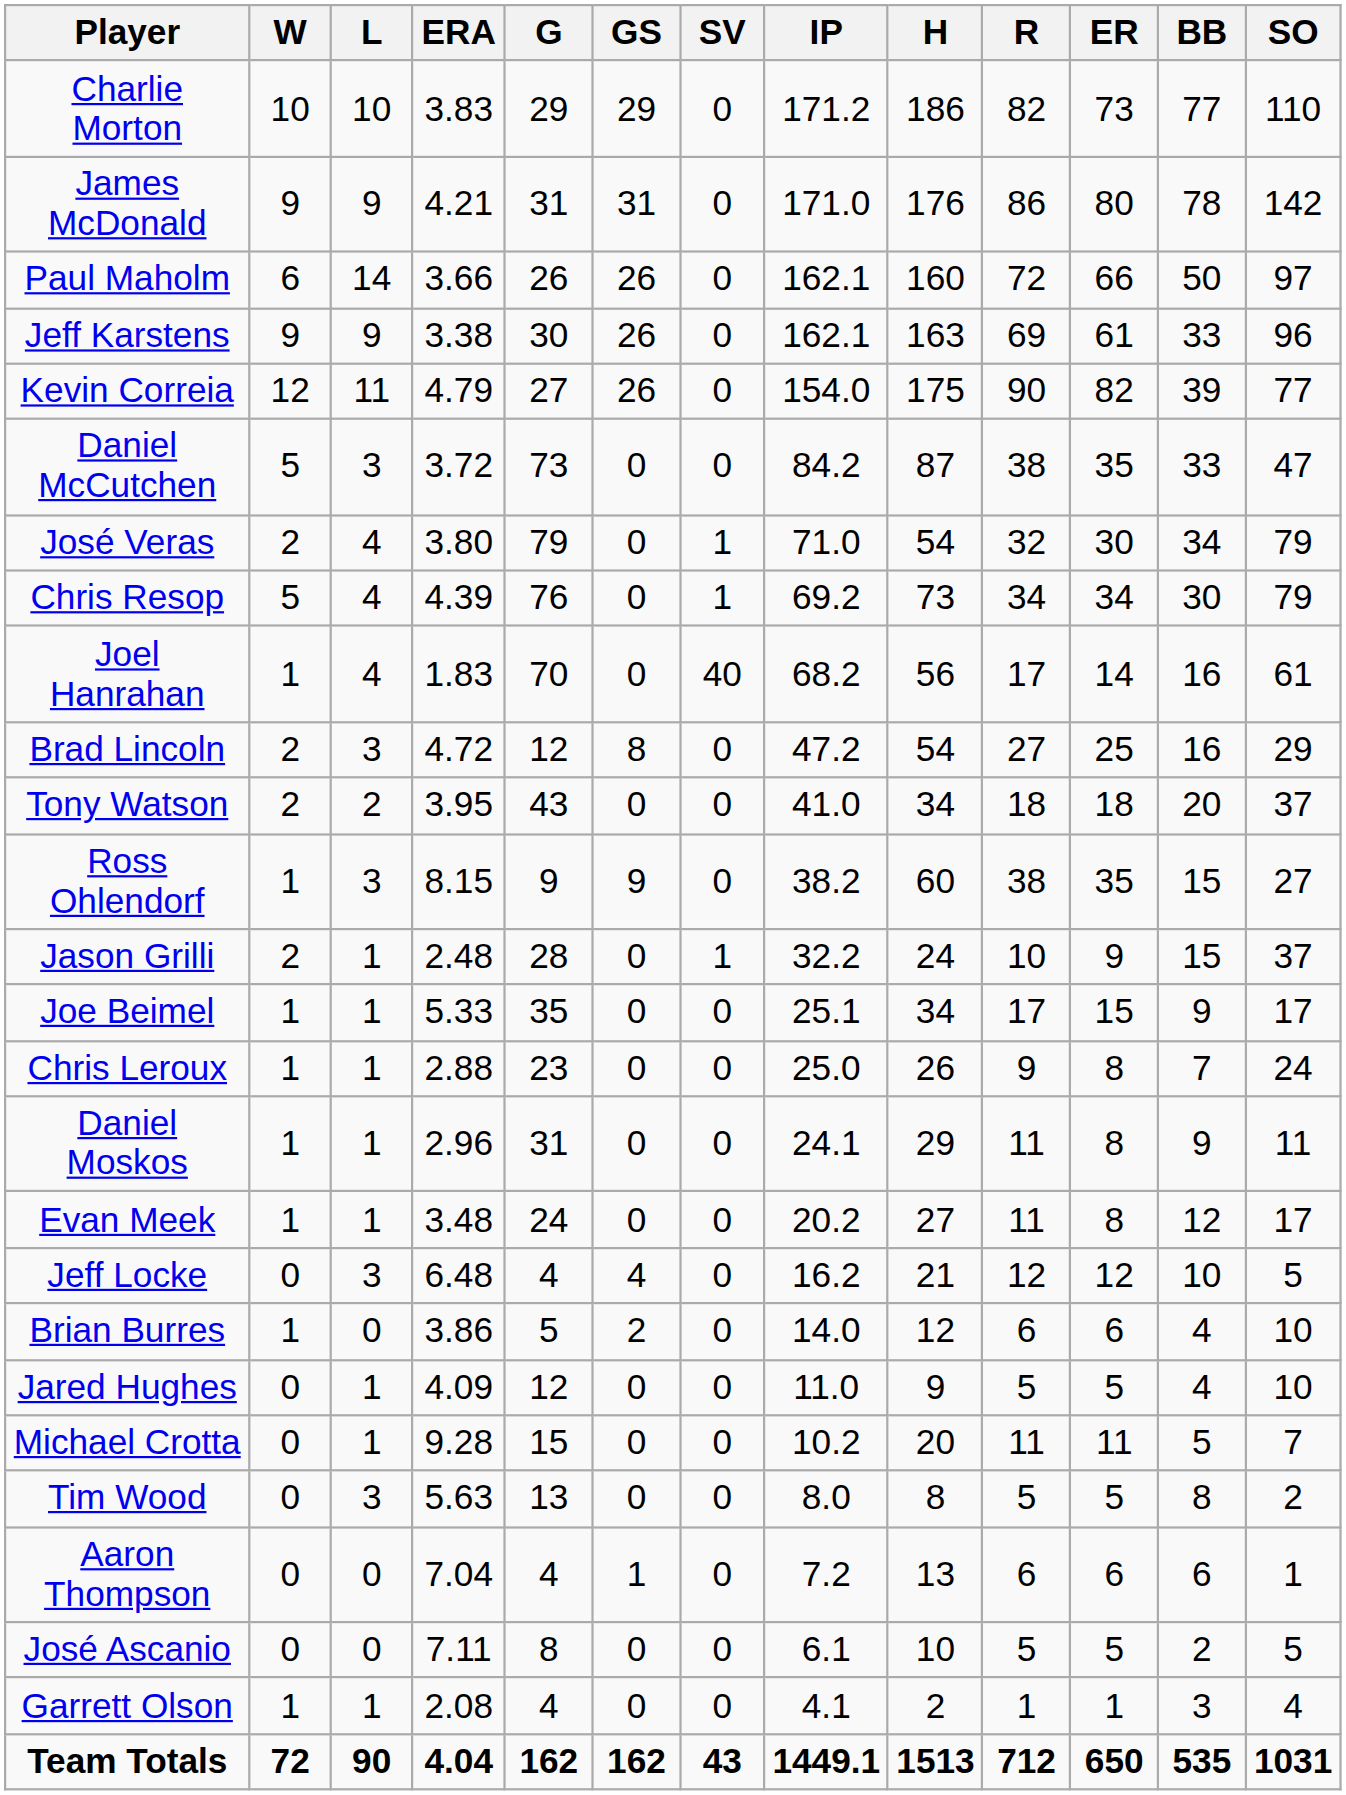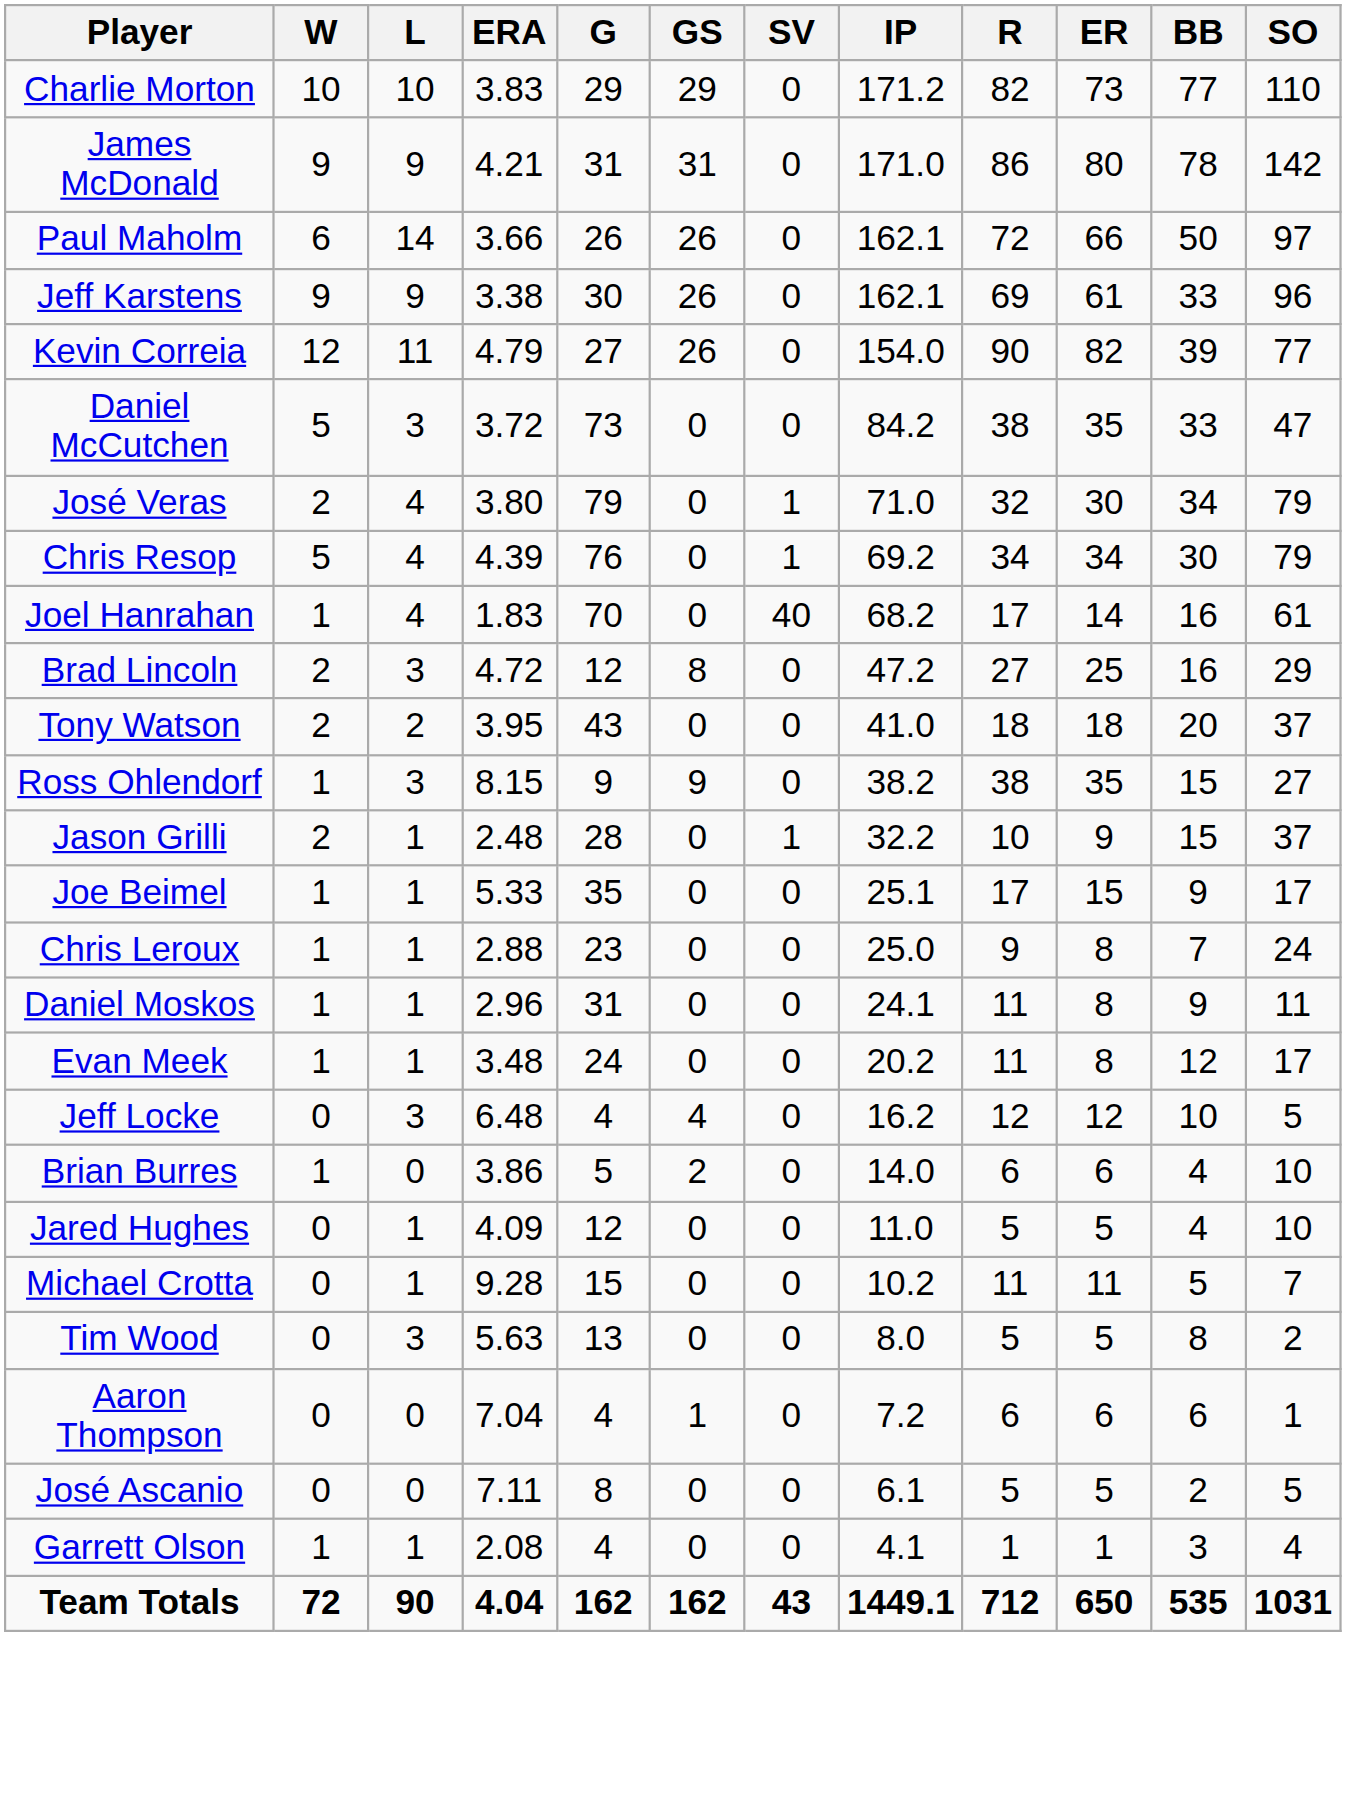- column: (935, 32)
